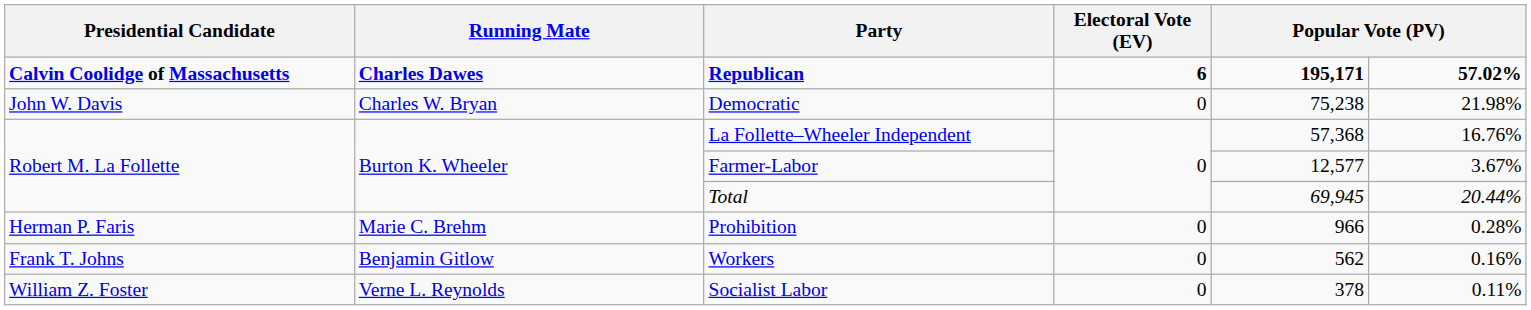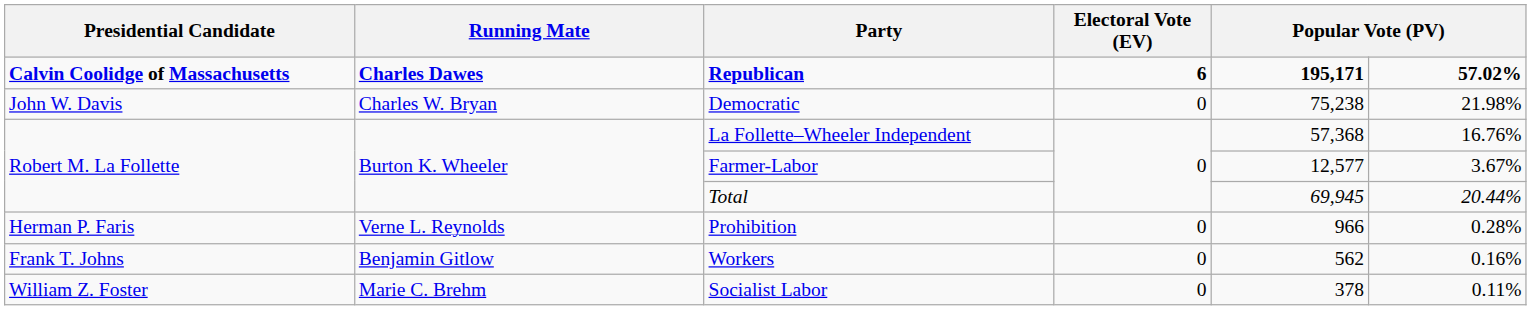(423, 227) Marie C. Brehm -> (432, 227) Verne L. Reynolds
(432, 289) Verne L. Reynolds -> (423, 289) Marie C. Brehm
